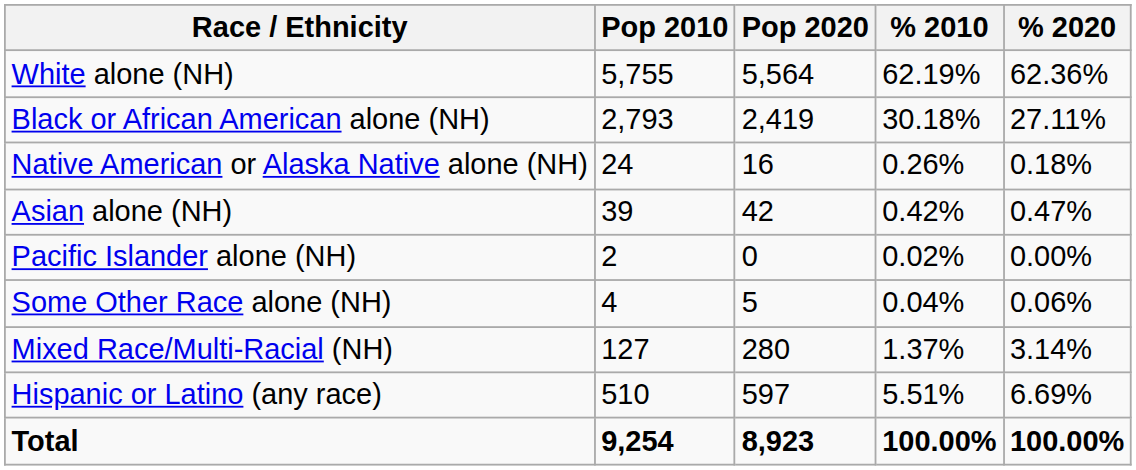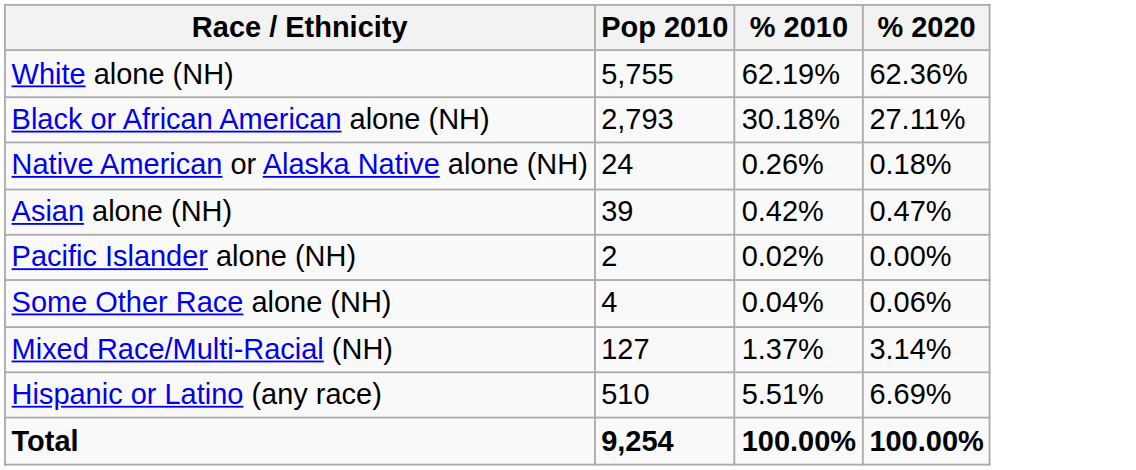- column: (805, 27)
